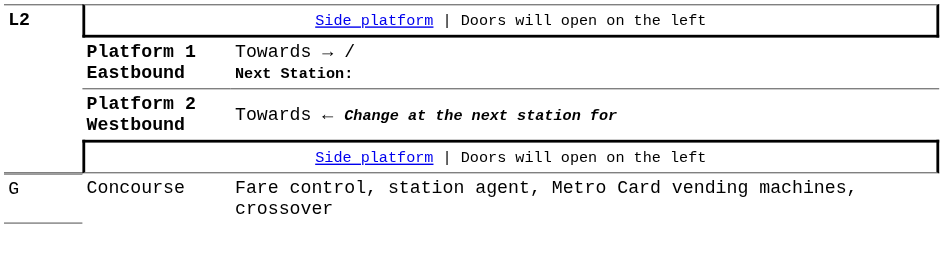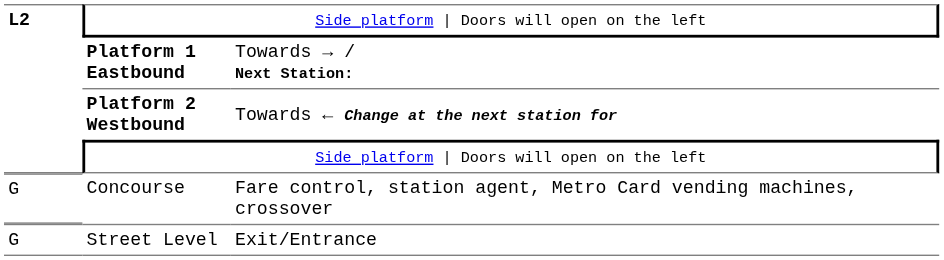+ row: (152, 240)
